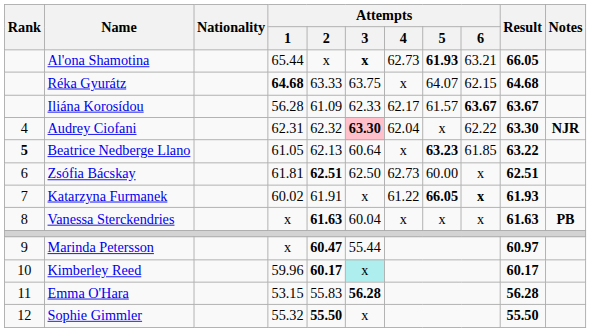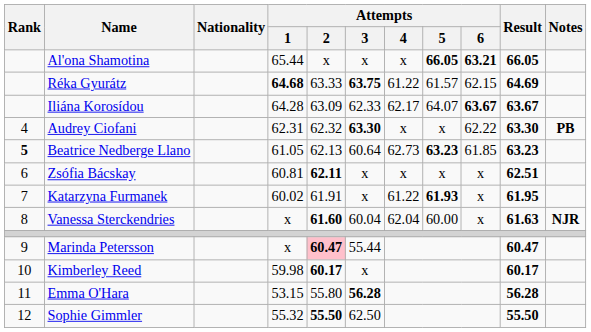(365, 60) bold -> (365, 60) normal
(403, 60) 62.73 -> (403, 60) x
(442, 60) 61.93 -> (442, 60) 66.05
(481, 60) normal -> (481, 60) bold
(365, 83) normal -> (365, 83) bold
(403, 83) x -> (403, 83) 61.22
(442, 83) 64.07 -> (442, 83) 61.57
(523, 83) 64.68 -> (523, 83) 64.69
(288, 106) 56.28 -> (288, 106) 64.28
(326, 106) 61.09 -> (326, 106) 63.09
(442, 106) 61.57 -> (442, 106) 64.07
(365, 128) pink background -> (365, 128) no background
(403, 128) 62.04 -> (403, 128) x
(566, 128) NJR -> (566, 128) PB
(403, 151) x -> (403, 151) 62.73
(523, 151) 63.22 -> (523, 151) 63.23
(288, 173) 61.81 -> (288, 173) 60.81
(326, 173) 62.51 -> (326, 173) 62.11
(365, 173) 62.50 -> (365, 173) x
(403, 173) 62.73 -> (403, 173) x
(442, 173) 60.00 -> (442, 173) x
(442, 196) 66.05 -> (442, 196) 61.93
(481, 196) bold -> (481, 196) normal
(523, 196) 61.93 -> (523, 196) 61.95
(326, 219) 61.63 -> (326, 219) 61.60
(403, 219) x -> (403, 219) 62.04
(442, 219) x -> (442, 219) 60.00
(566, 219) PB -> (566, 219) NJR
(326, 248) no background -> (326, 248) pink background
(523, 248) 60.97 -> (523, 248) 60.47
(288, 270) 59.96 -> (288, 270) 59.98
(365, 270) paleturquoise background -> (365, 270) no background
(326, 293) 55.83 -> (326, 293) 55.80
(365, 315) x -> (365, 315) 62.50
